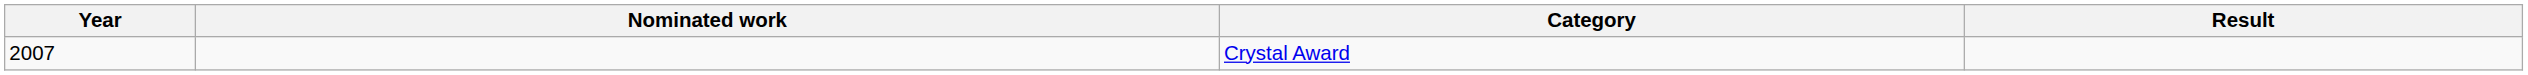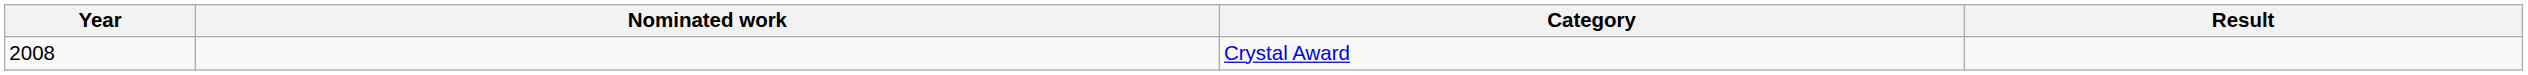(32, 53) 2007 -> (32, 53) 2008
